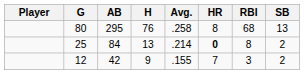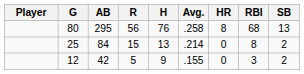+ column: (133, 12)
(215, 45) bold -> (224, 45) normal
(215, 61) 7 -> (224, 61) 0
